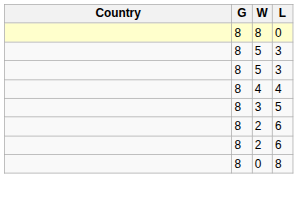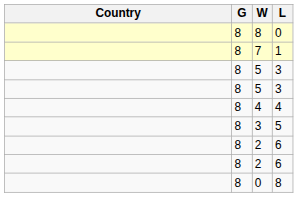+ row: (258, 51)
